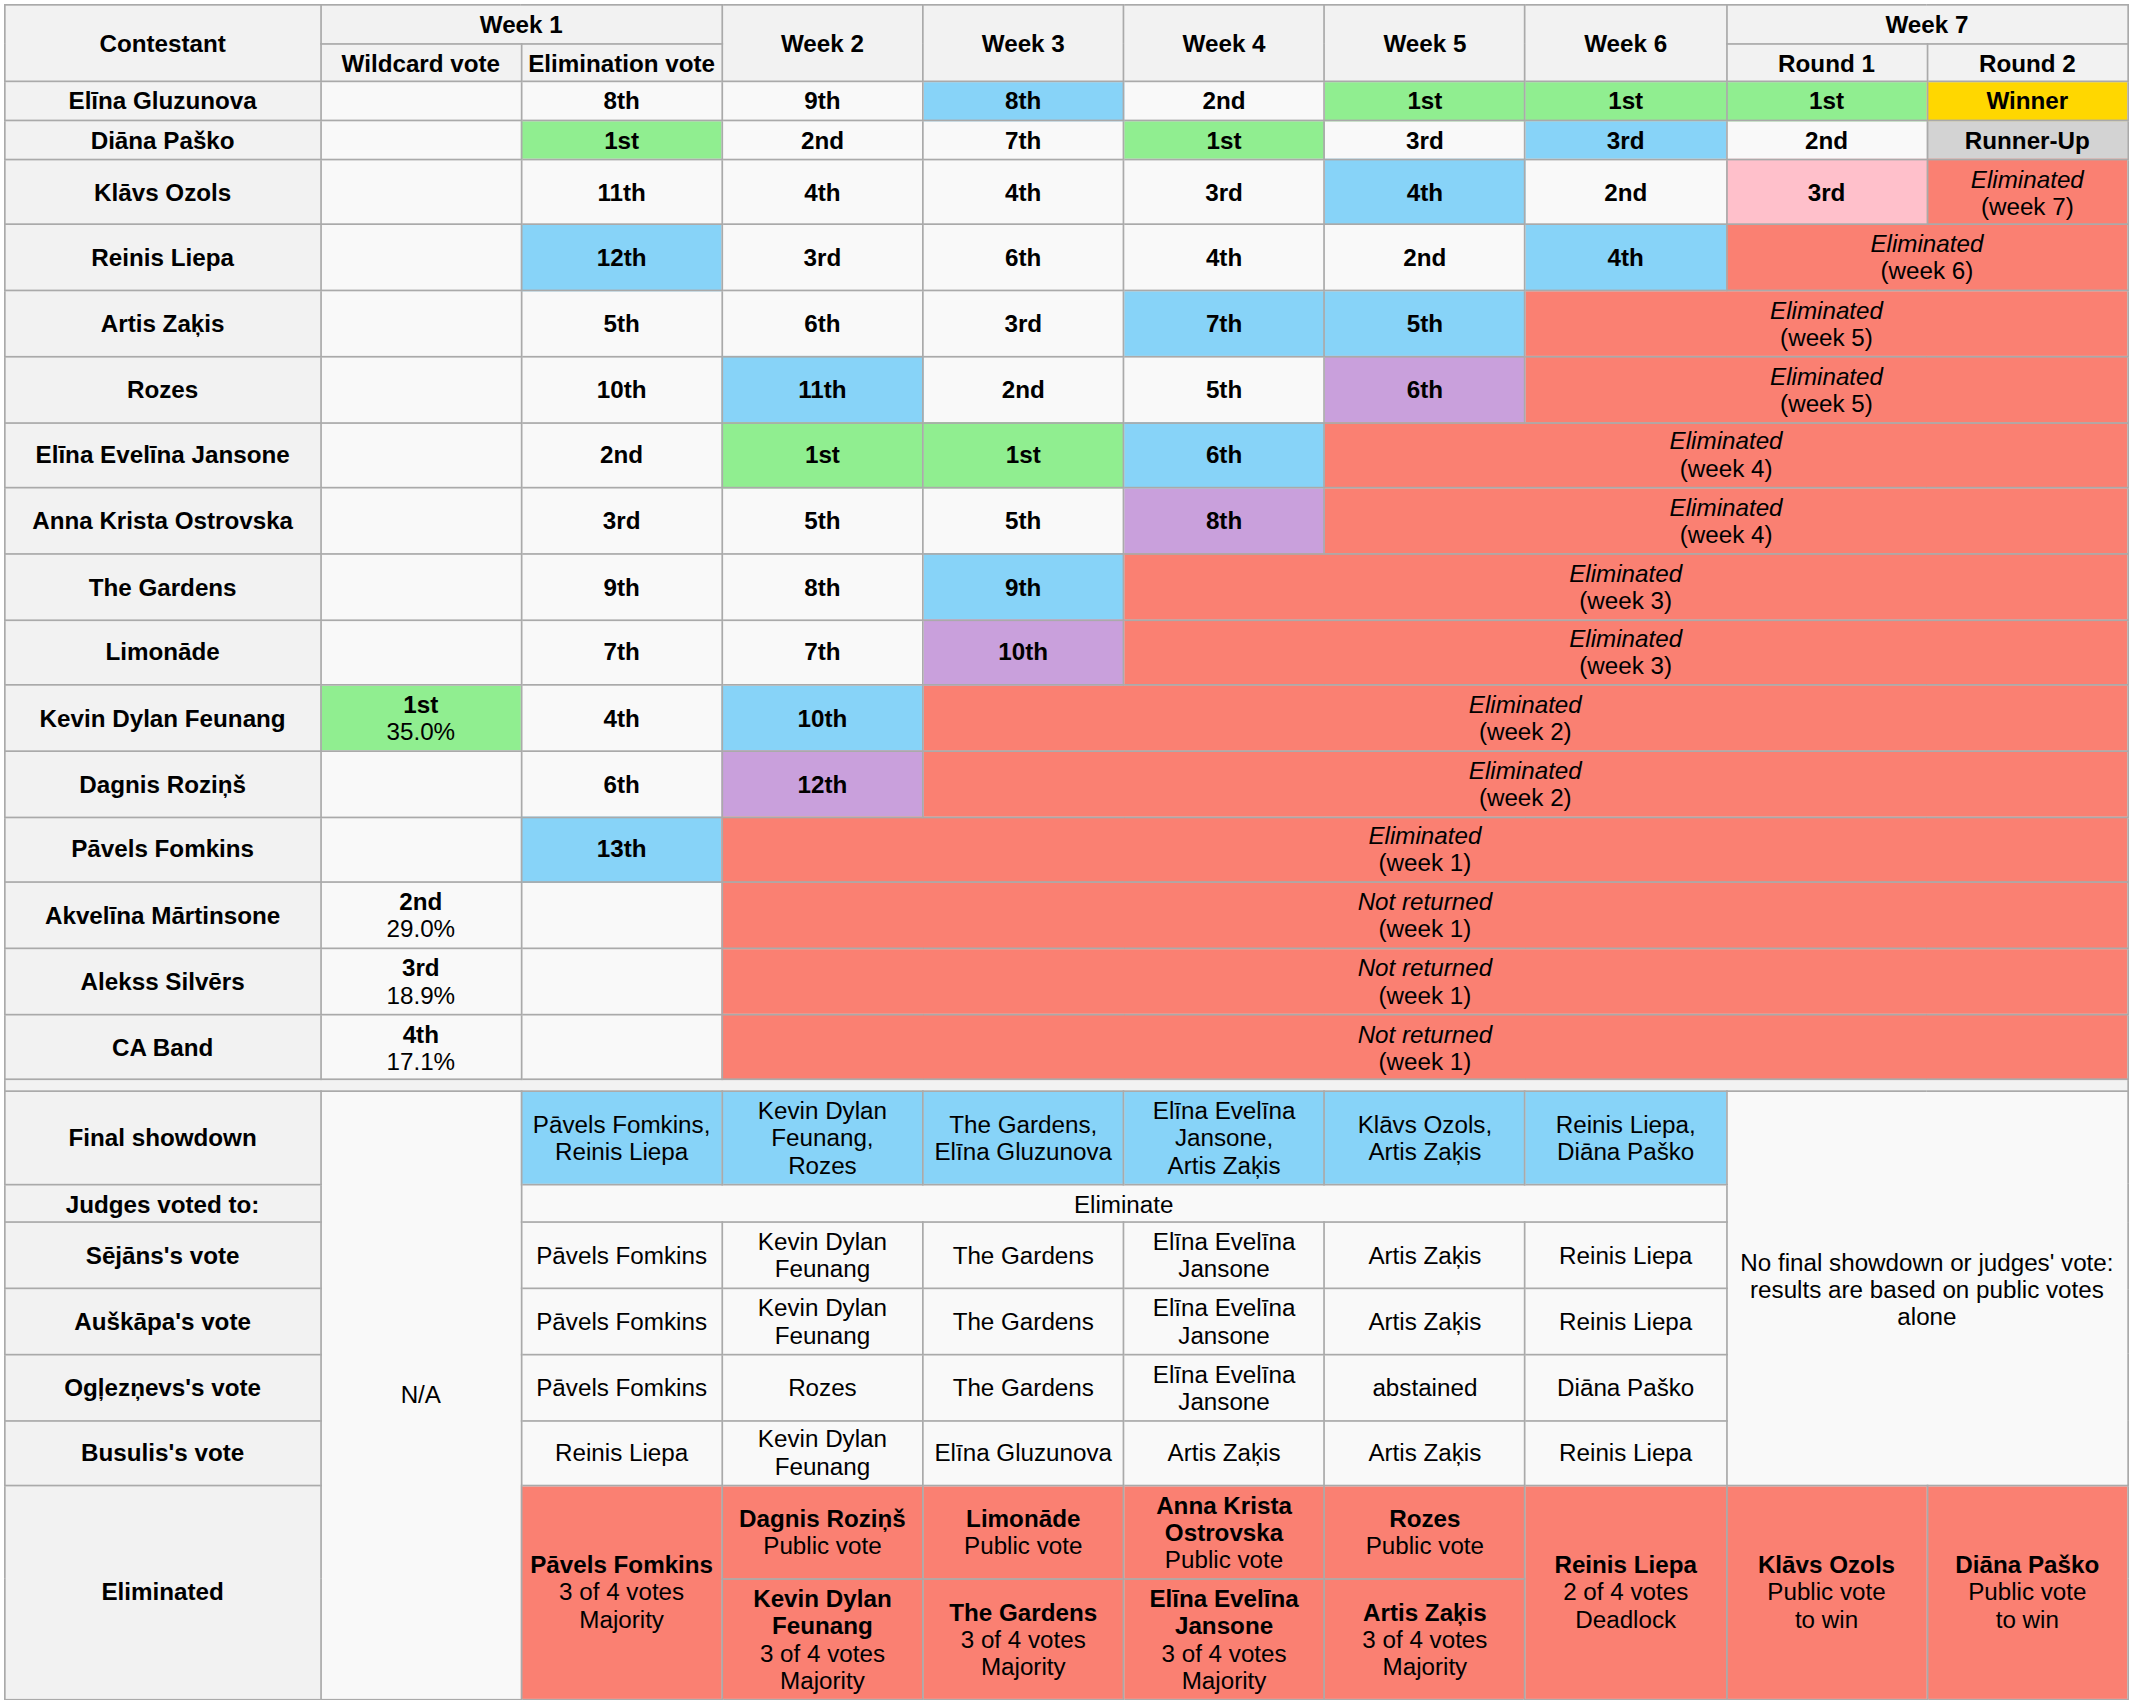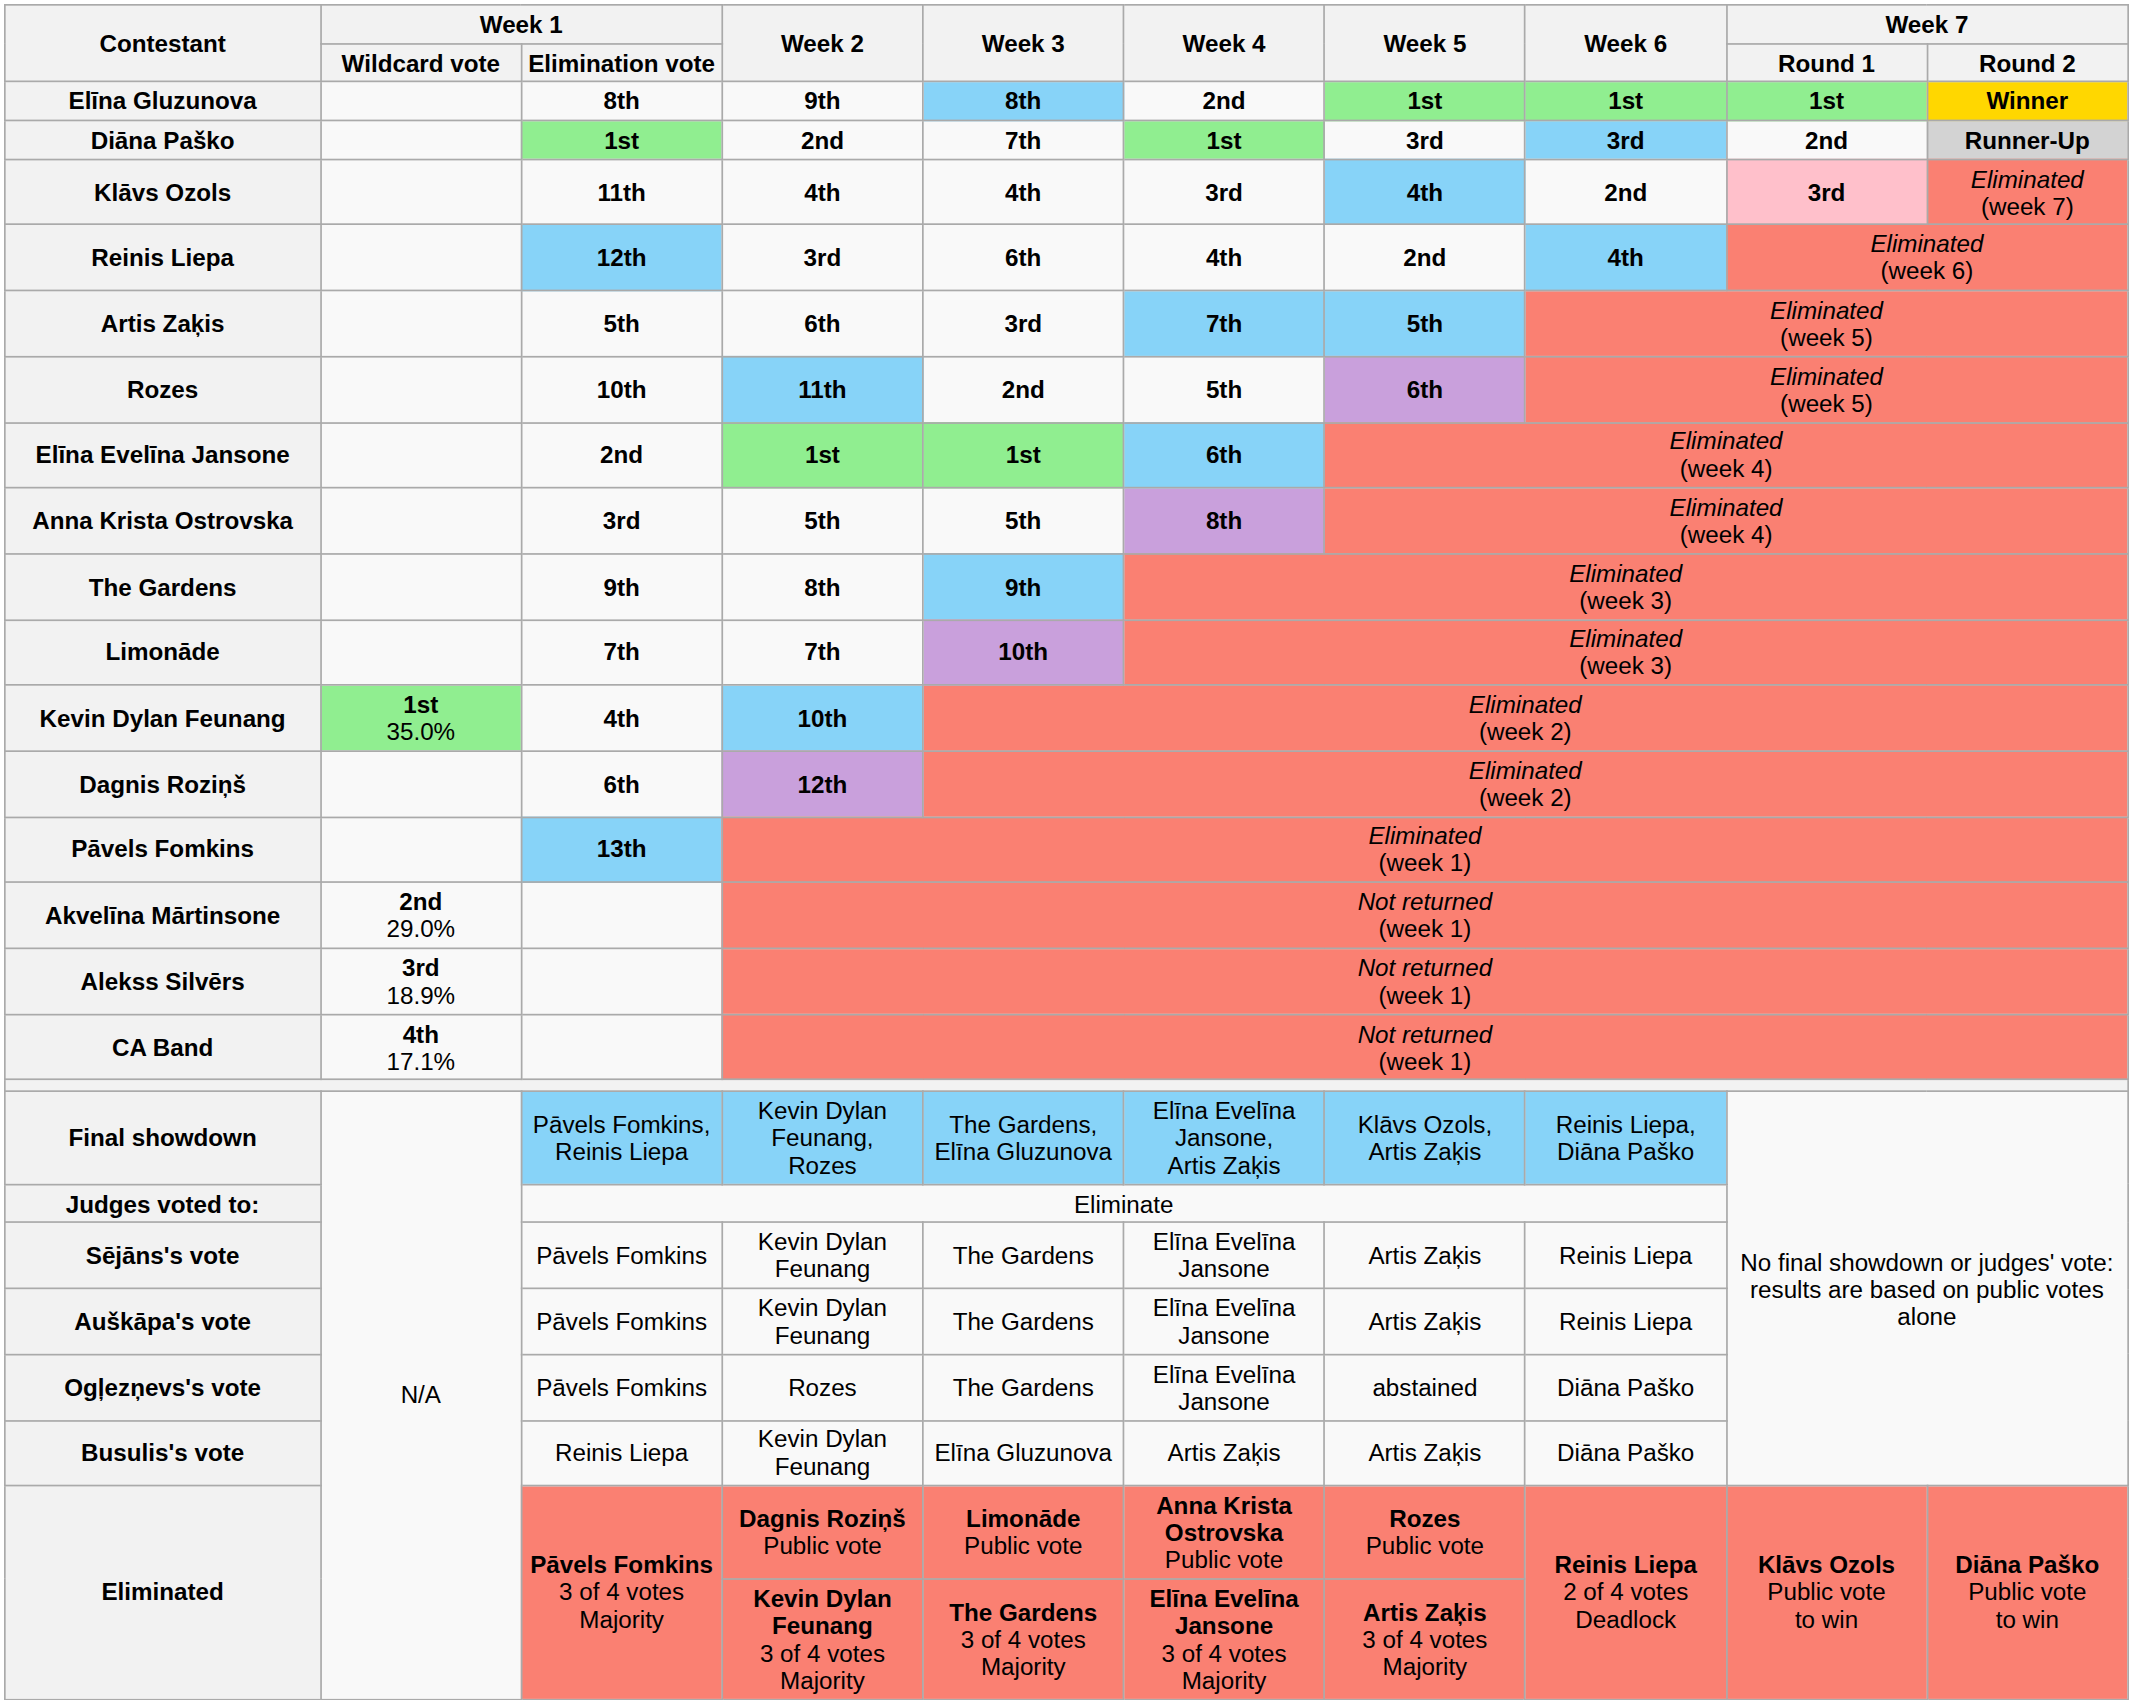(1626, 1453) Reinis Liepa -> (1626, 1453) Diāna Paško
